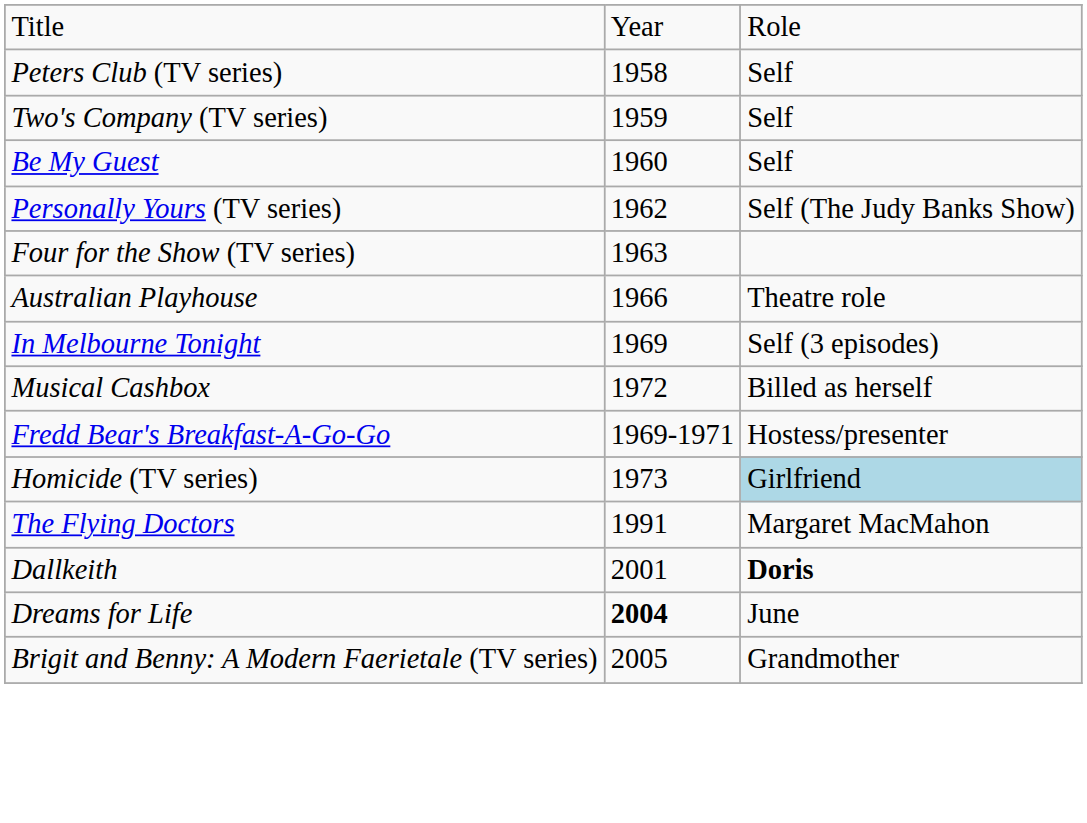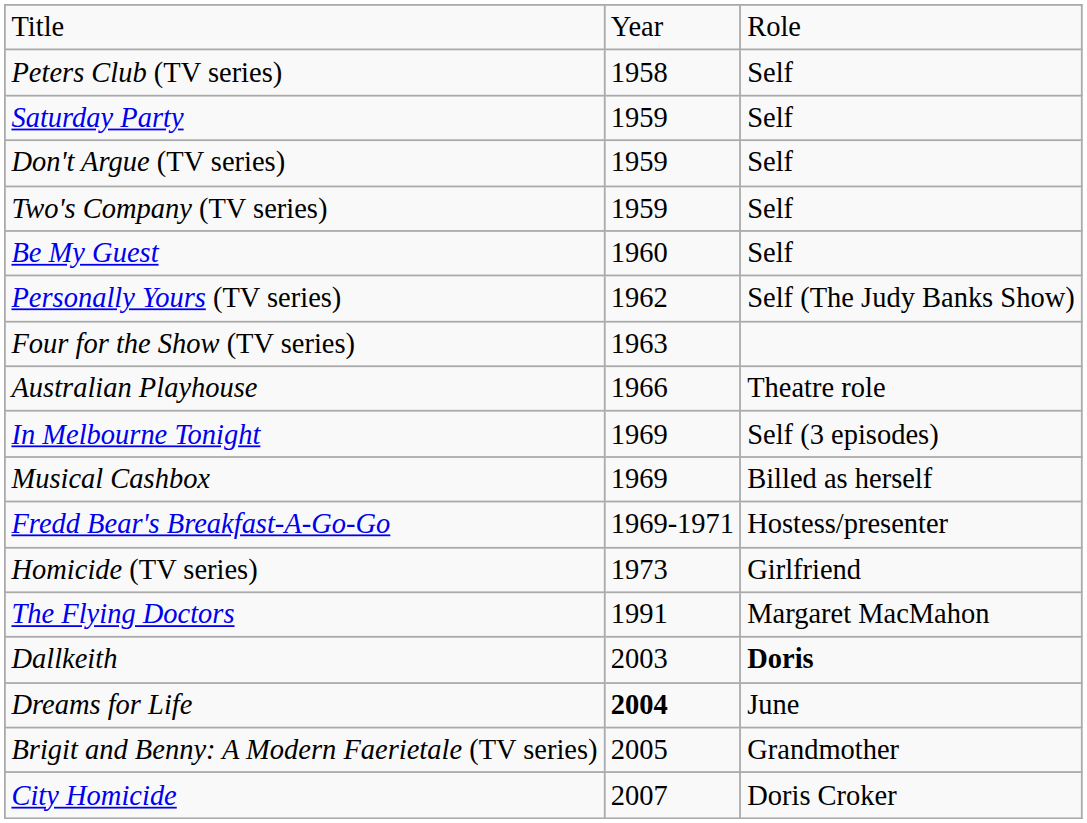+ row: (98, 117)
+ row: (148, 162)
(639, 388) 1972 -> (639, 478) 1969
(804, 478) lightblue background -> (804, 569) no background
(639, 569) 2001 -> (639, 659) 2003
+ row: (94, 794)
